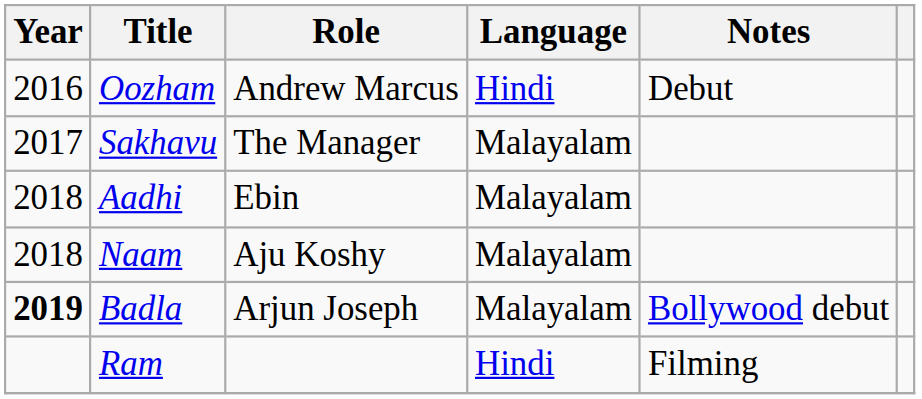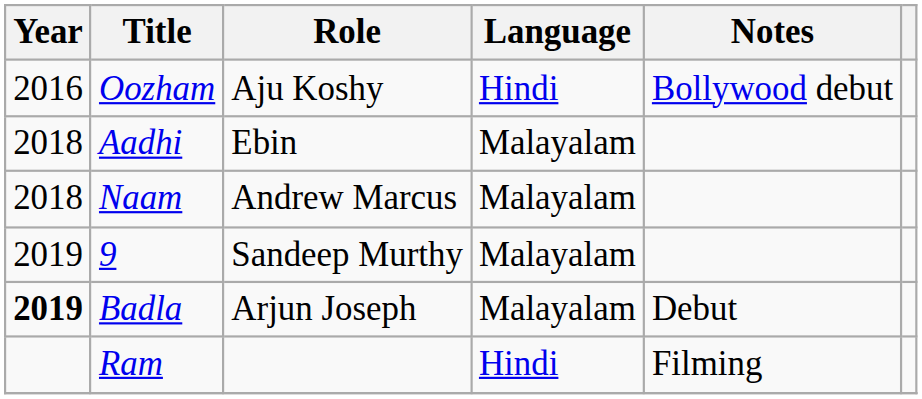(346, 87) Andrew Marcus -> (307, 87) Aju Koshy
(691, 87) Debut -> (773, 87) Bollywood debut
- row: (158, 142)
(309, 253) Aju Koshy -> (344, 198) Andrew Marcus
+ row: (108, 253)
(769, 308) Bollywood debut -> (695, 308) Debut
